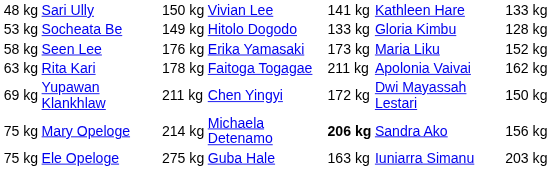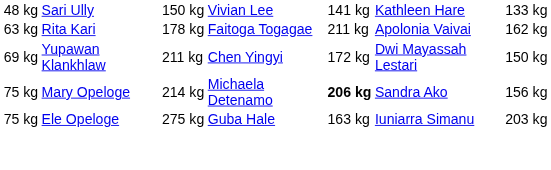- row: (82, 29)
- row: (72, 49)
